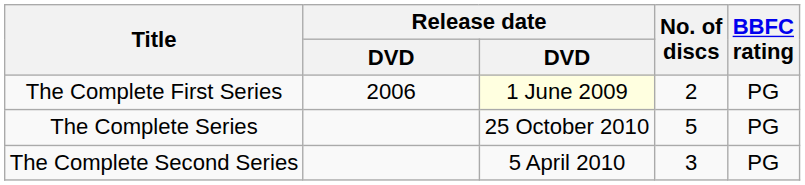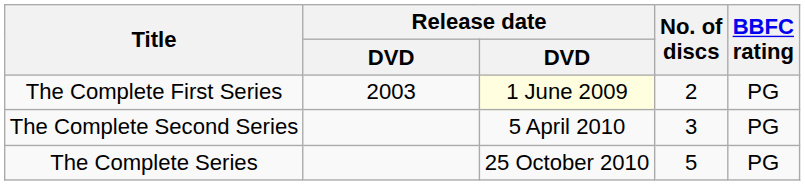(391, 92) 2006 -> (391, 92) 2003
rows swapped: (154, 162) <-> (154, 127)
